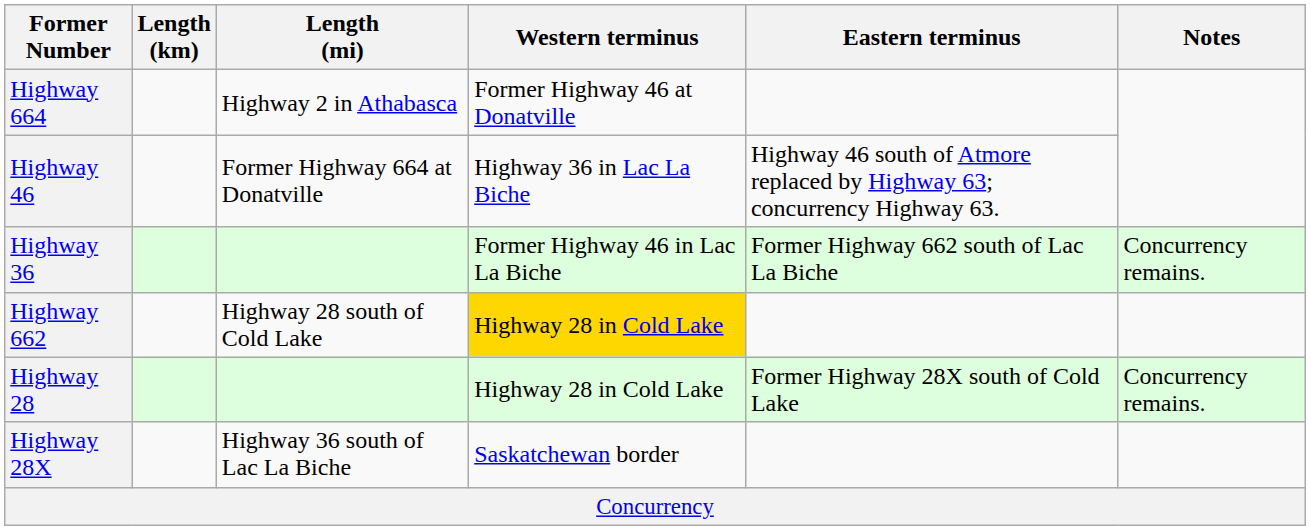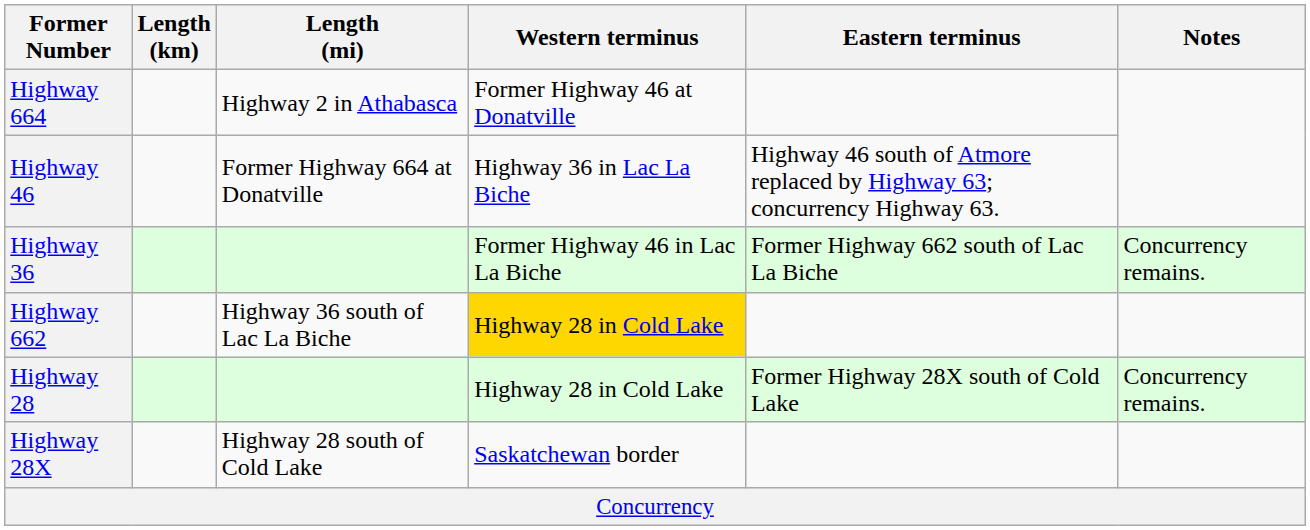(323, 324) Highway 28 south of Cold Lake -> (323, 324) Highway 36 south of Lac La Biche
(323, 454) Highway 36 south of Lac La Biche -> (323, 454) Highway 28 south of Cold Lake
